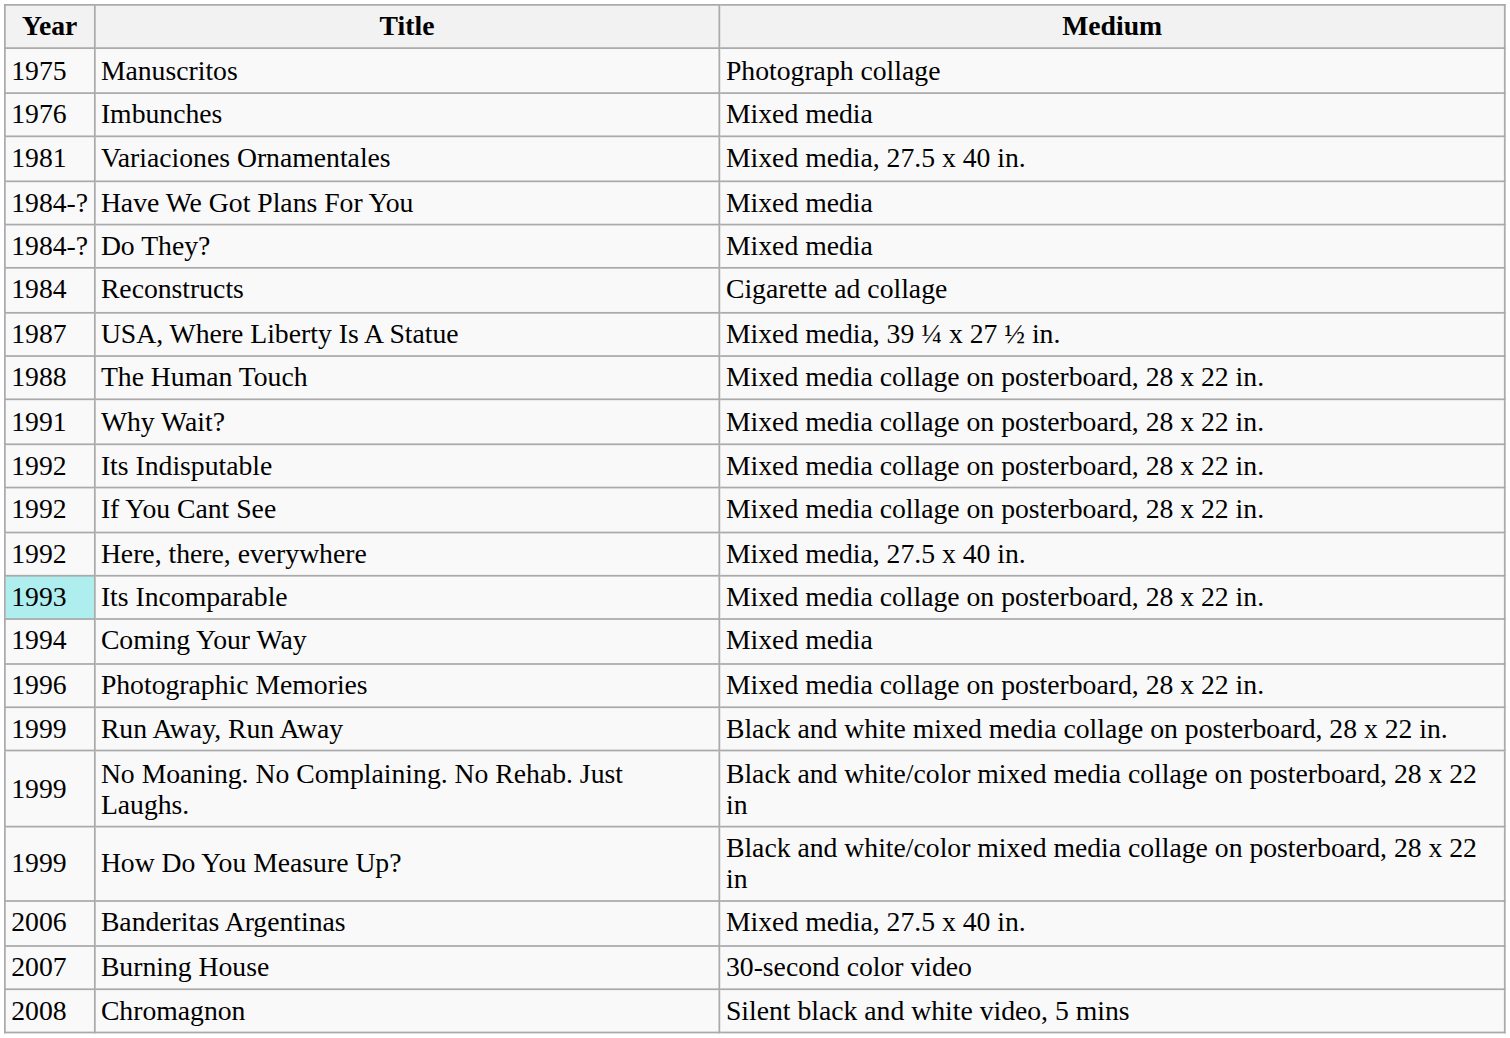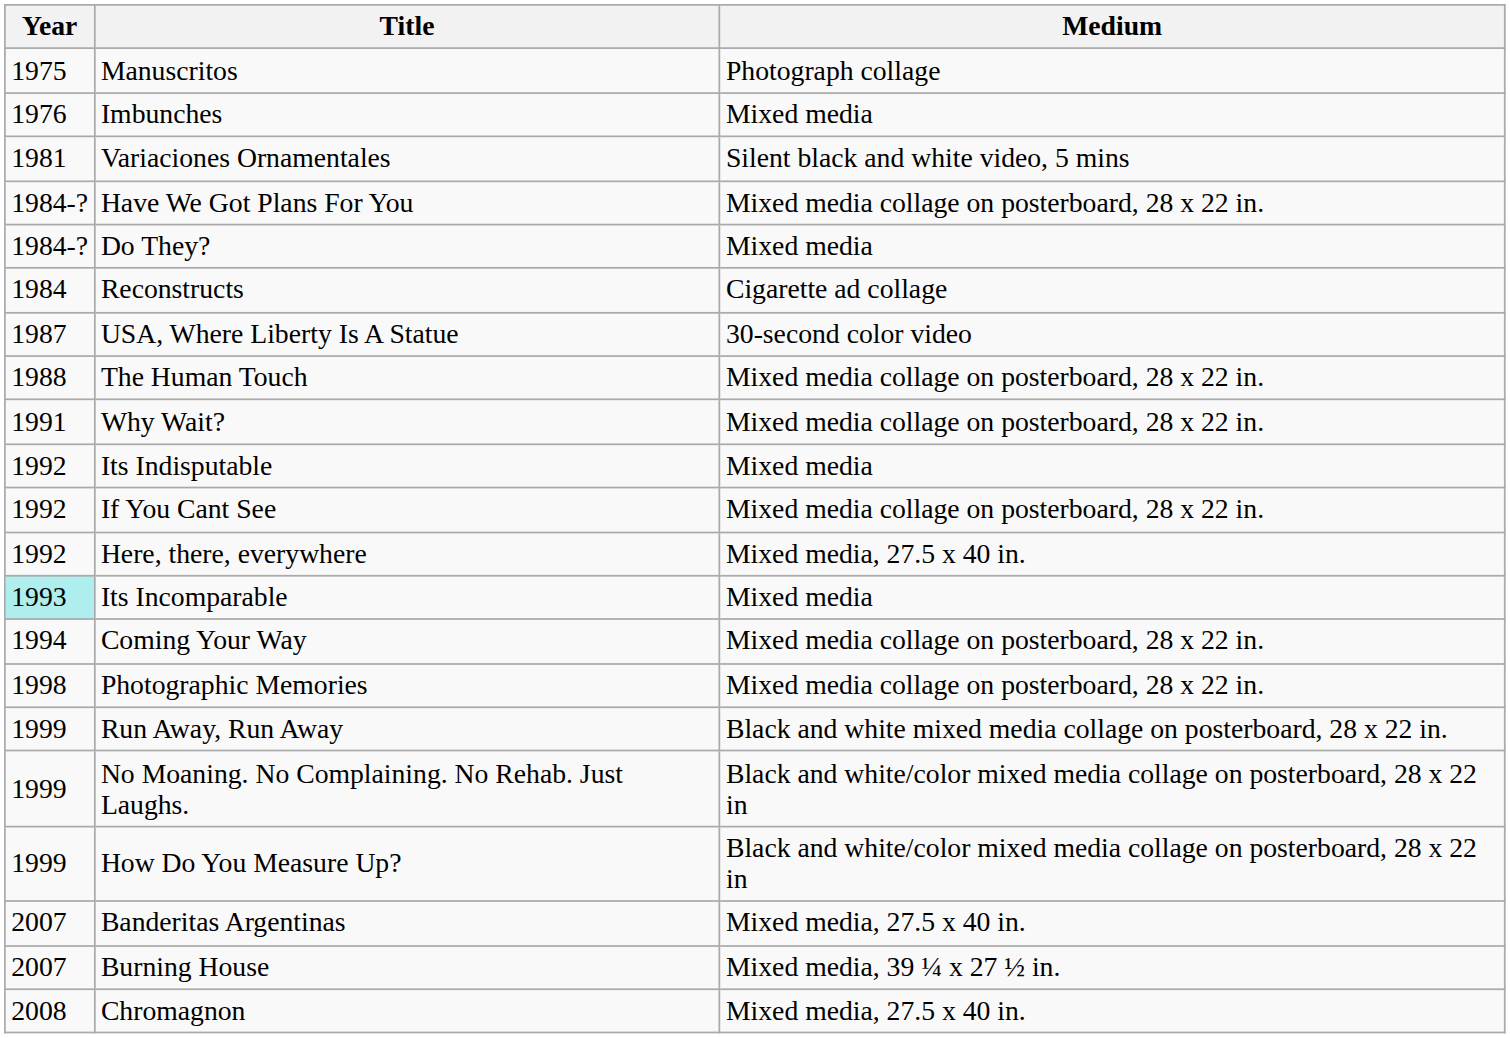(876, 158) Mixed media, 27.5 x 40 in. -> (928, 158) Silent black and white video, 5 mins
(799, 202) Mixed media -> (995, 202) Mixed media collage on posterboard, 28 x 22 in.
(893, 333) Mixed media, 39 ¼ x 27 ½ in. -> (849, 333) 30-second color video
(995, 465) Mixed media collage on posterboard, 28 x 22 in. -> (799, 465) Mixed media
(995, 597) Mixed media collage on posterboard, 28 x 22 in. -> (799, 597) Mixed media
(799, 641) Mixed media -> (995, 641) Mixed media collage on posterboard, 28 x 22 in.
(39, 684) 1996 -> (39, 684) 1998
(39, 922) 2006 -> (39, 922) 2007
(849, 966) 30-second color video -> (893, 966) Mixed media, 39 ¼ x 27 ½ in.
(928, 1010) Silent black and white video, 5 mins -> (876, 1010) Mixed media, 27.5 x 40 in.
